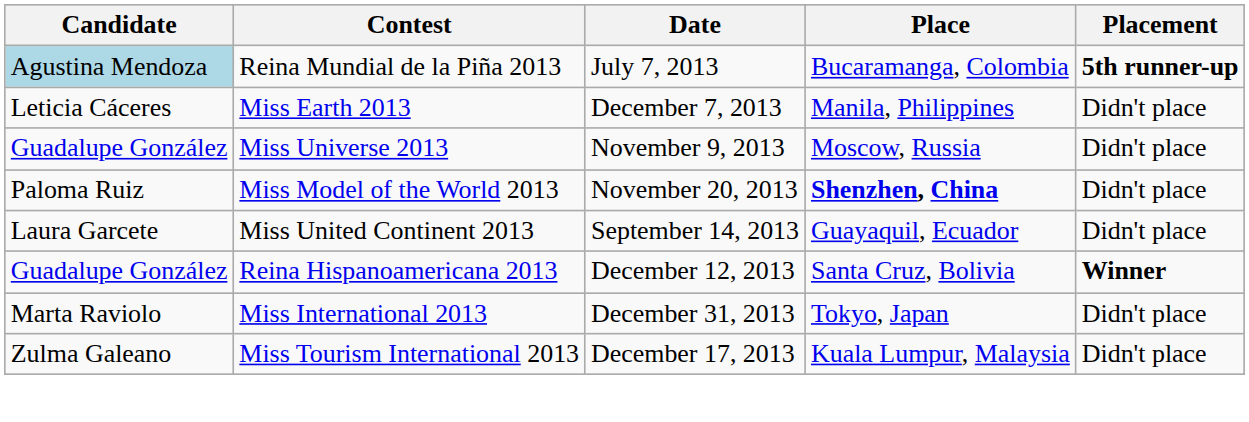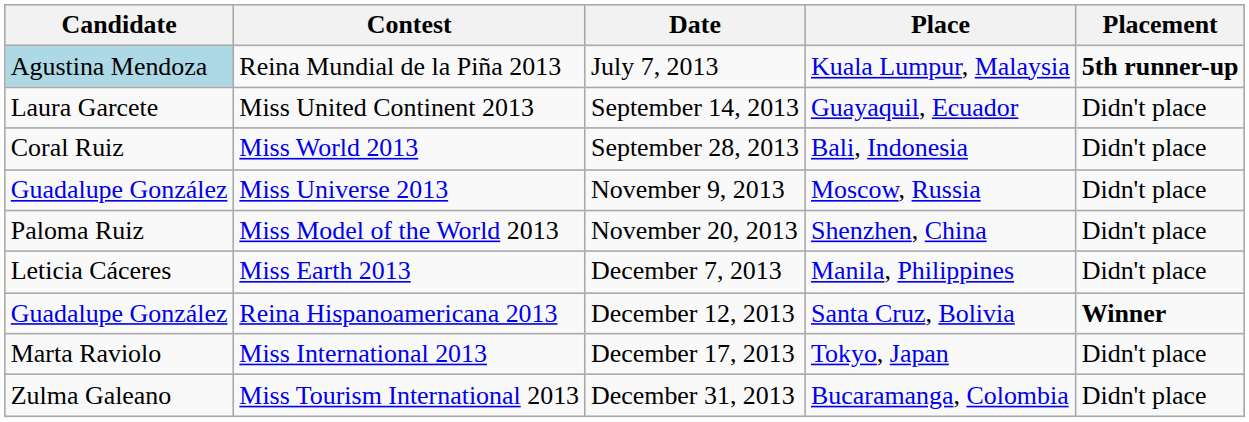(940, 66) Bucaramanga, Colombia -> (940, 66) Kuala Lumpur, Malaysia
rows swapped: (387, 230) <-> (325, 107)
+ row: (329, 148)
(905, 189) bold -> (899, 230) normal
(693, 312) December 31, 2013 -> (693, 353) December 17, 2013
(693, 353) December 17, 2013 -> (693, 395) December 31, 2013
(940, 353) Kuala Lumpur, Malaysia -> (940, 395) Bucaramanga, Colombia
